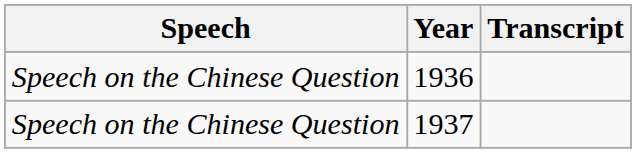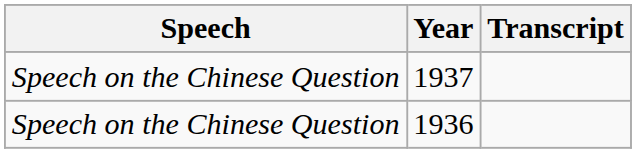rows swapped: (443, 76) <-> (443, 123)
